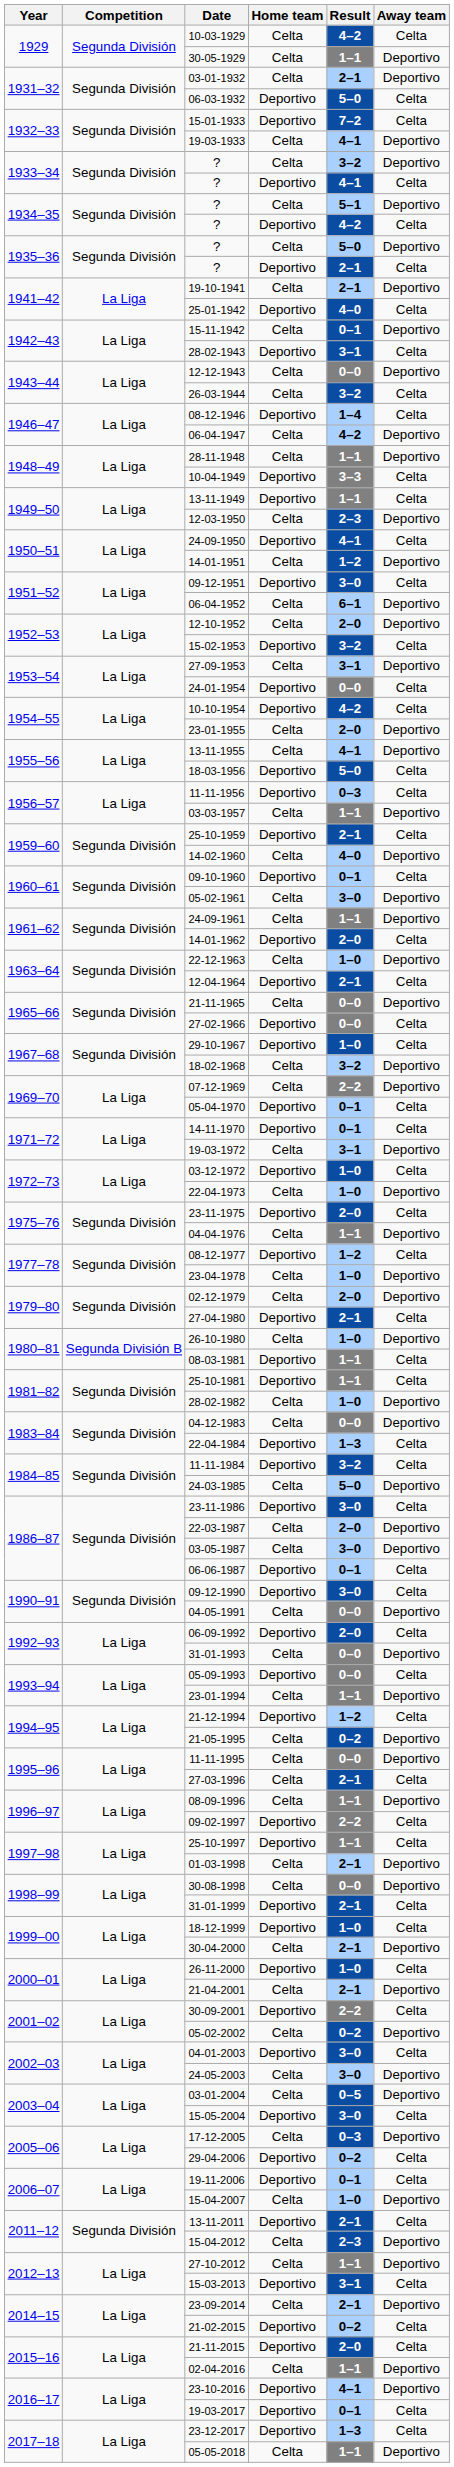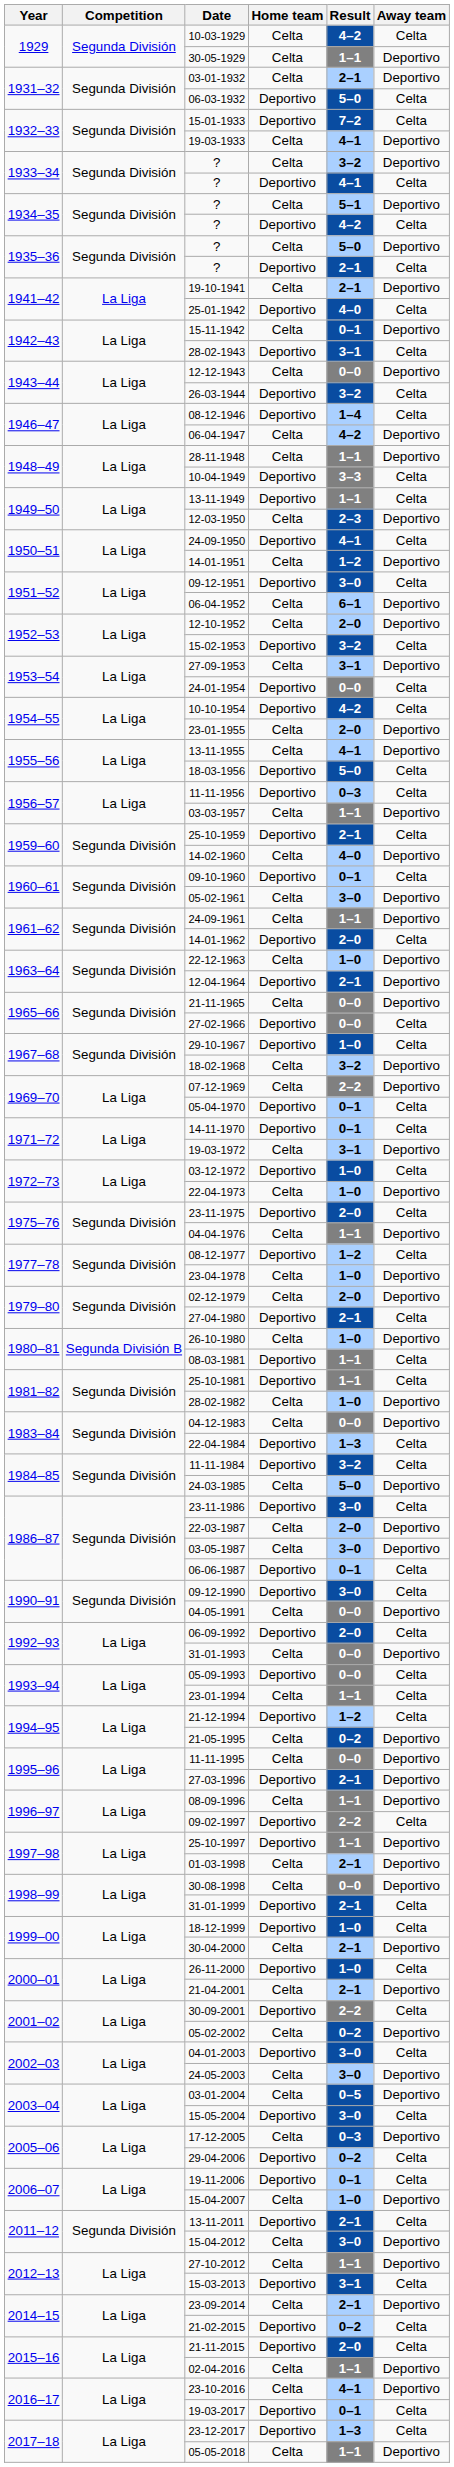(287, 393) Celta -> (287, 393) Deportivo
(411, 981) Celta -> (411, 981) Deportivo
(411, 1695) Deportivo -> (411, 1695) Celta
(287, 1779) Celta -> (287, 1779) Deportivo
(411, 1779) Celta -> (411, 1779) Deportivo
(411, 1842) Celta -> (411, 1842) Deportivo
(350, 2242) 2–3 -> (350, 2242) 3–0
(287, 2389) Deportivo -> (287, 2389) Celta
